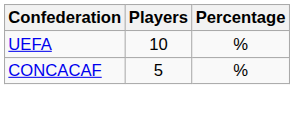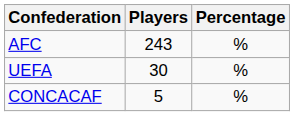+ row: (25, 44)
(158, 44) 10 -> (158, 70) 30
